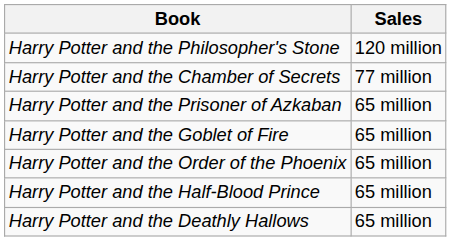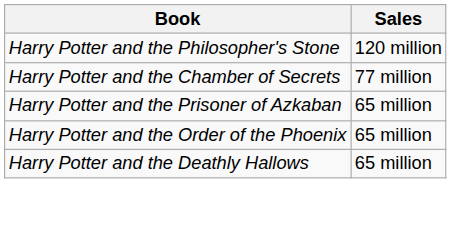- row: (149, 134)
- row: (164, 192)
